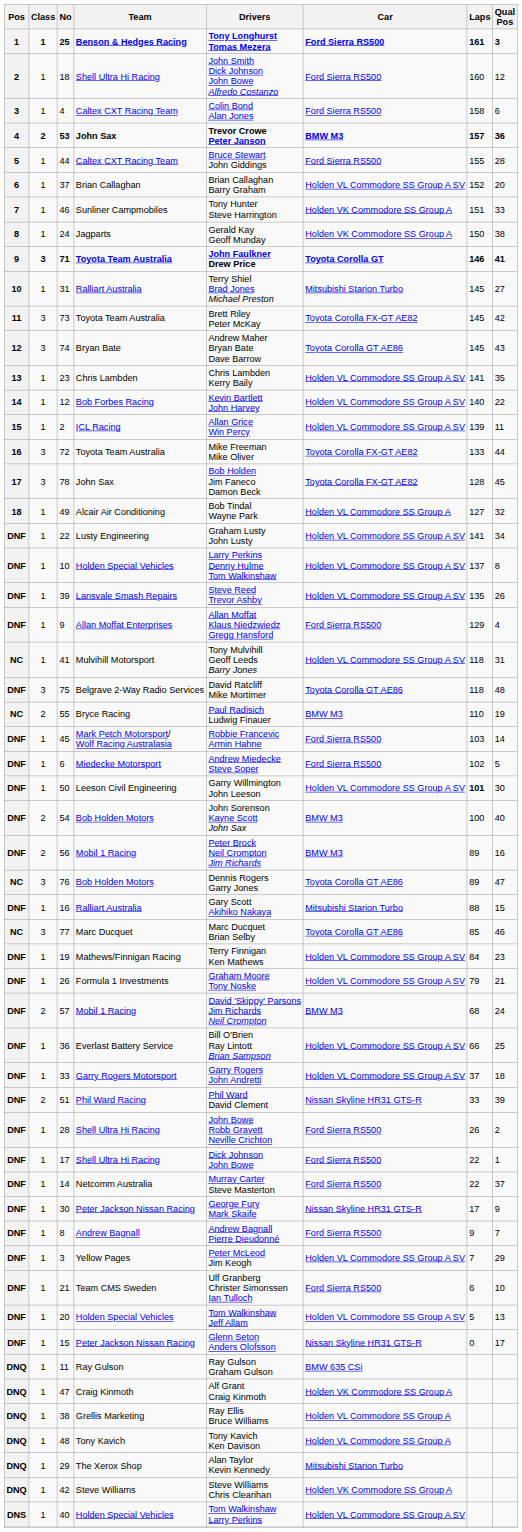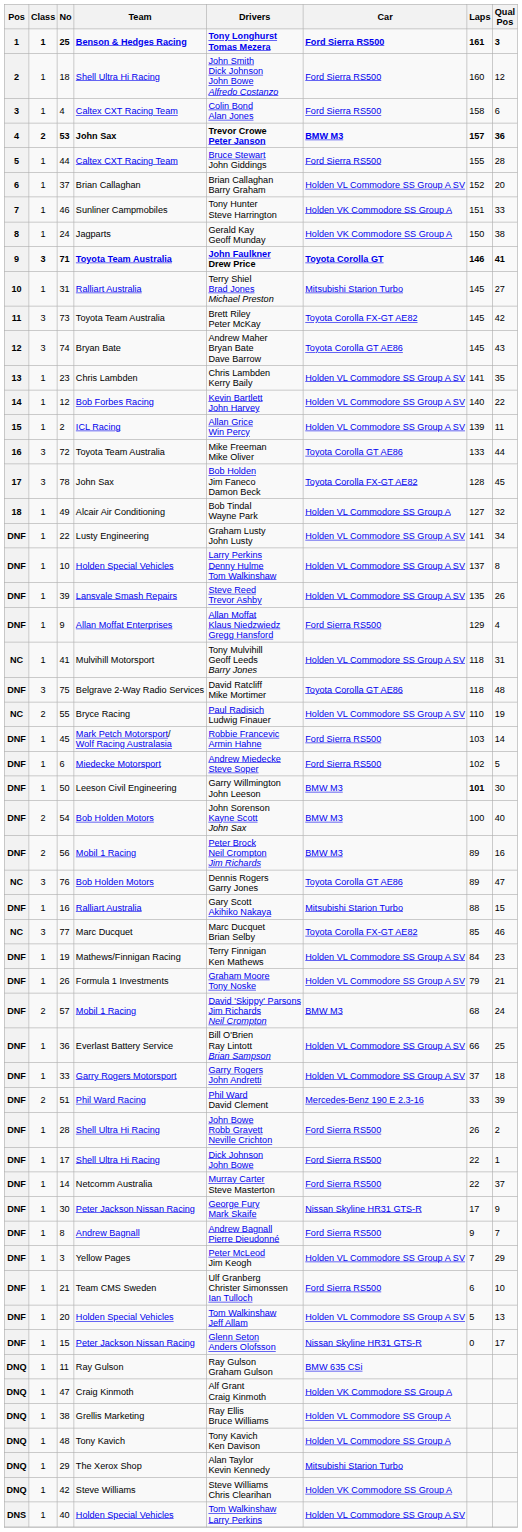(361, 452) Toyota Corolla FX-GT AE82 -> (354, 452) Toyota Corolla GT AE86
(324, 714) BMW M3 -> (385, 714) Holden VL Commodore SS Group A SV
(385, 788) Holden VL Commodore SS Group A SV -> (324, 788) BMW M3
(354, 932) Toyota Corolla GT AE86 -> (361, 932) Toyota Corolla FX-GT AE82
(363, 1100) Nissan Skyline HR31 GTS-R -> (365, 1100) Mercedes-Benz 190 E 2.3-16
